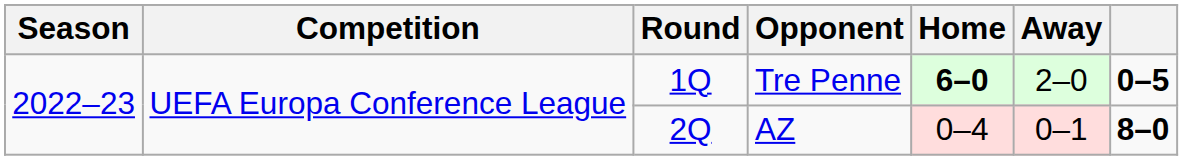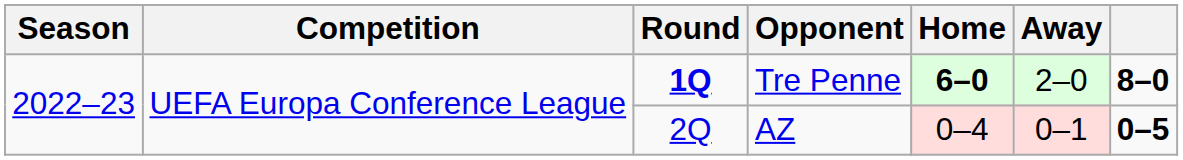(691, 79) normal -> (691, 79) bold
(1143, 79) 0–5 -> (1143, 79) 8–0
(1143, 129) 8–0 -> (1143, 129) 0–5
